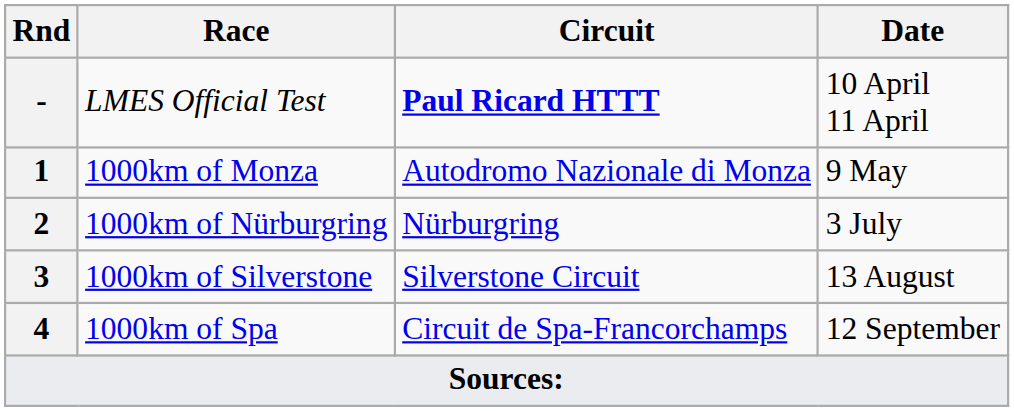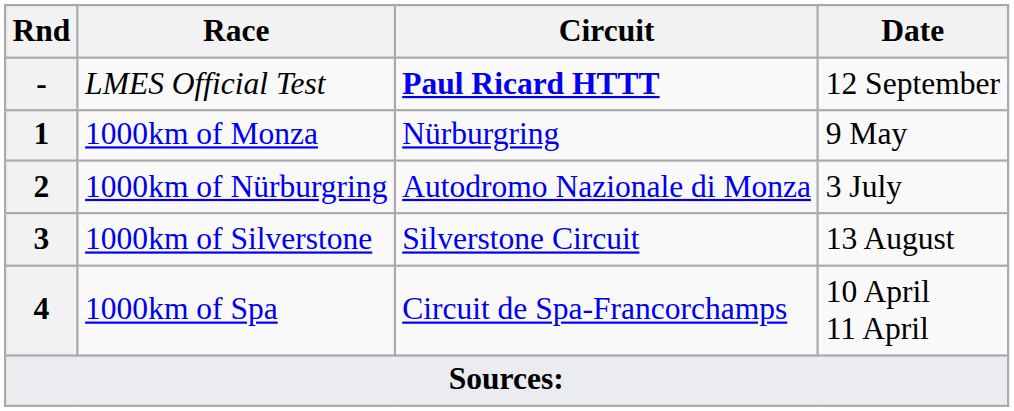(878, 101) 10 April 11 April -> (913, 82) 12 September
(607, 172) Autodromo Nazionale di Monza -> (481, 134) Nürburgring
(481, 224) Nürburgring -> (607, 186) Autodromo Nazionale di Monza
(913, 328) 12 September -> (878, 309) 10 April 11 April
